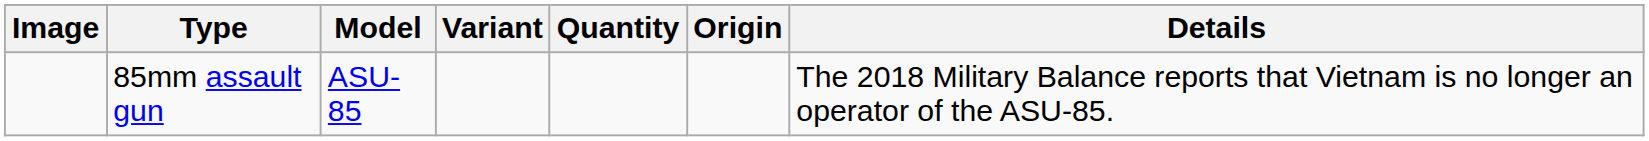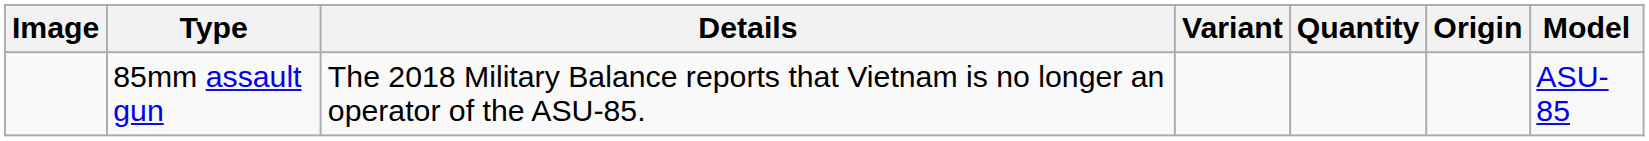columns swapped: (378, 28) <-> (1216, 28)
